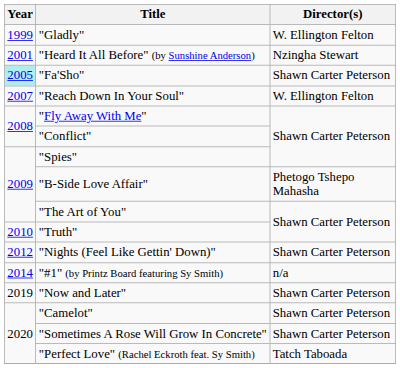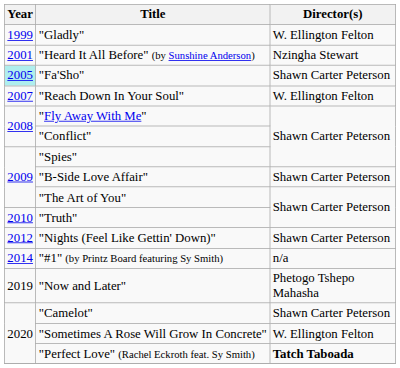(314, 184) Phetogo Tshepo Mahasha -> (331, 177) Shawn Carter Peterson
(331, 292) Shawn Carter Peterson -> (314, 285) Phetogo Tshepo Mahasha
(331, 333) Shawn Carter Peterson -> (323, 333) W. Ellington Felton
(310, 353) normal -> (313, 353) bold
